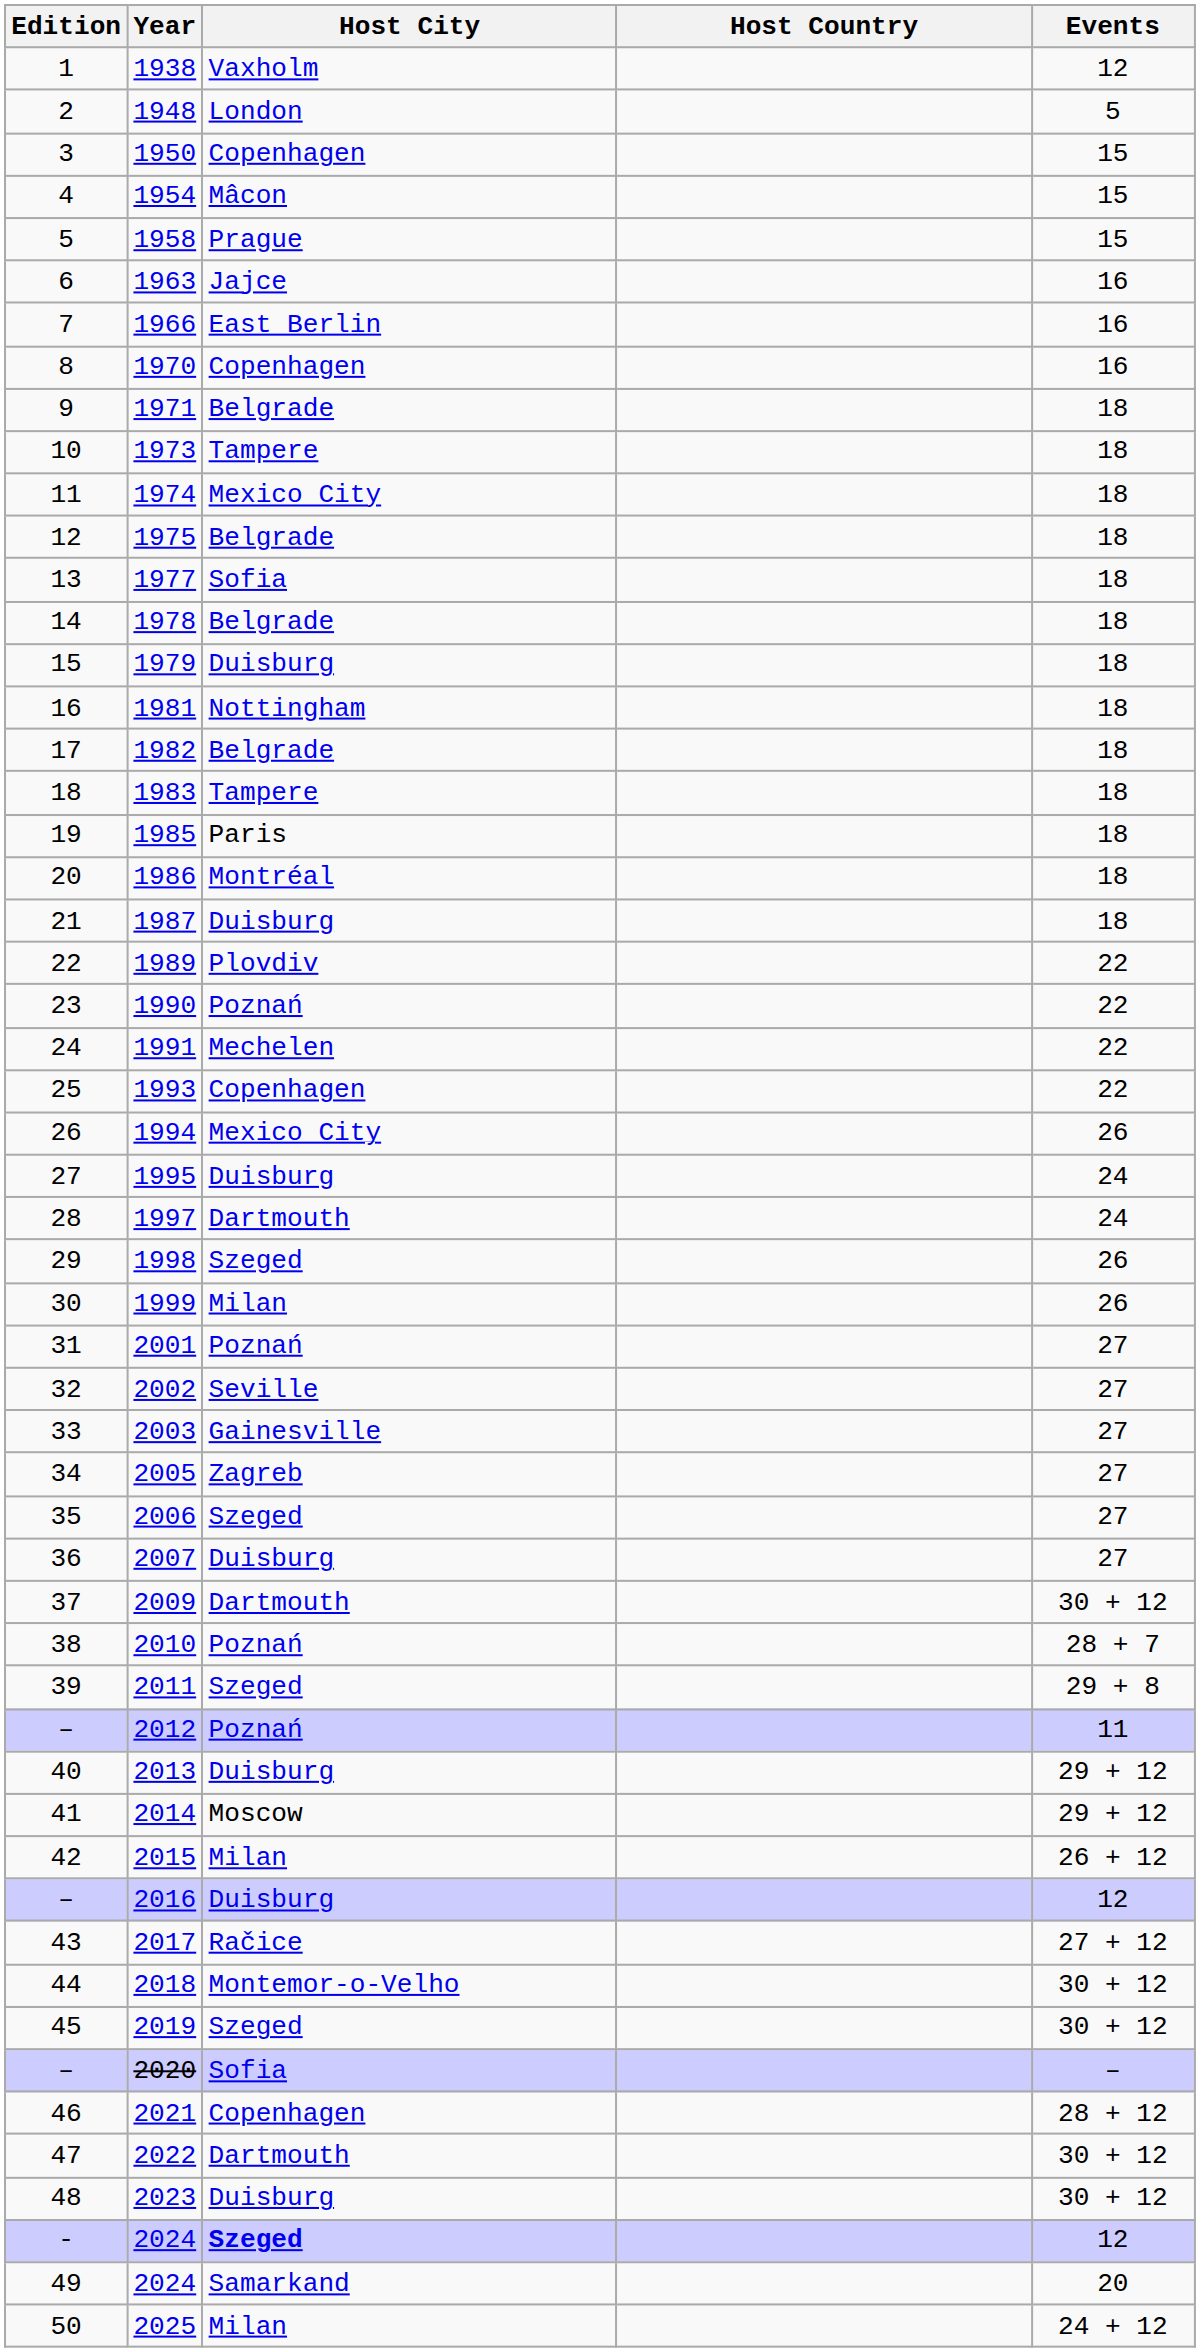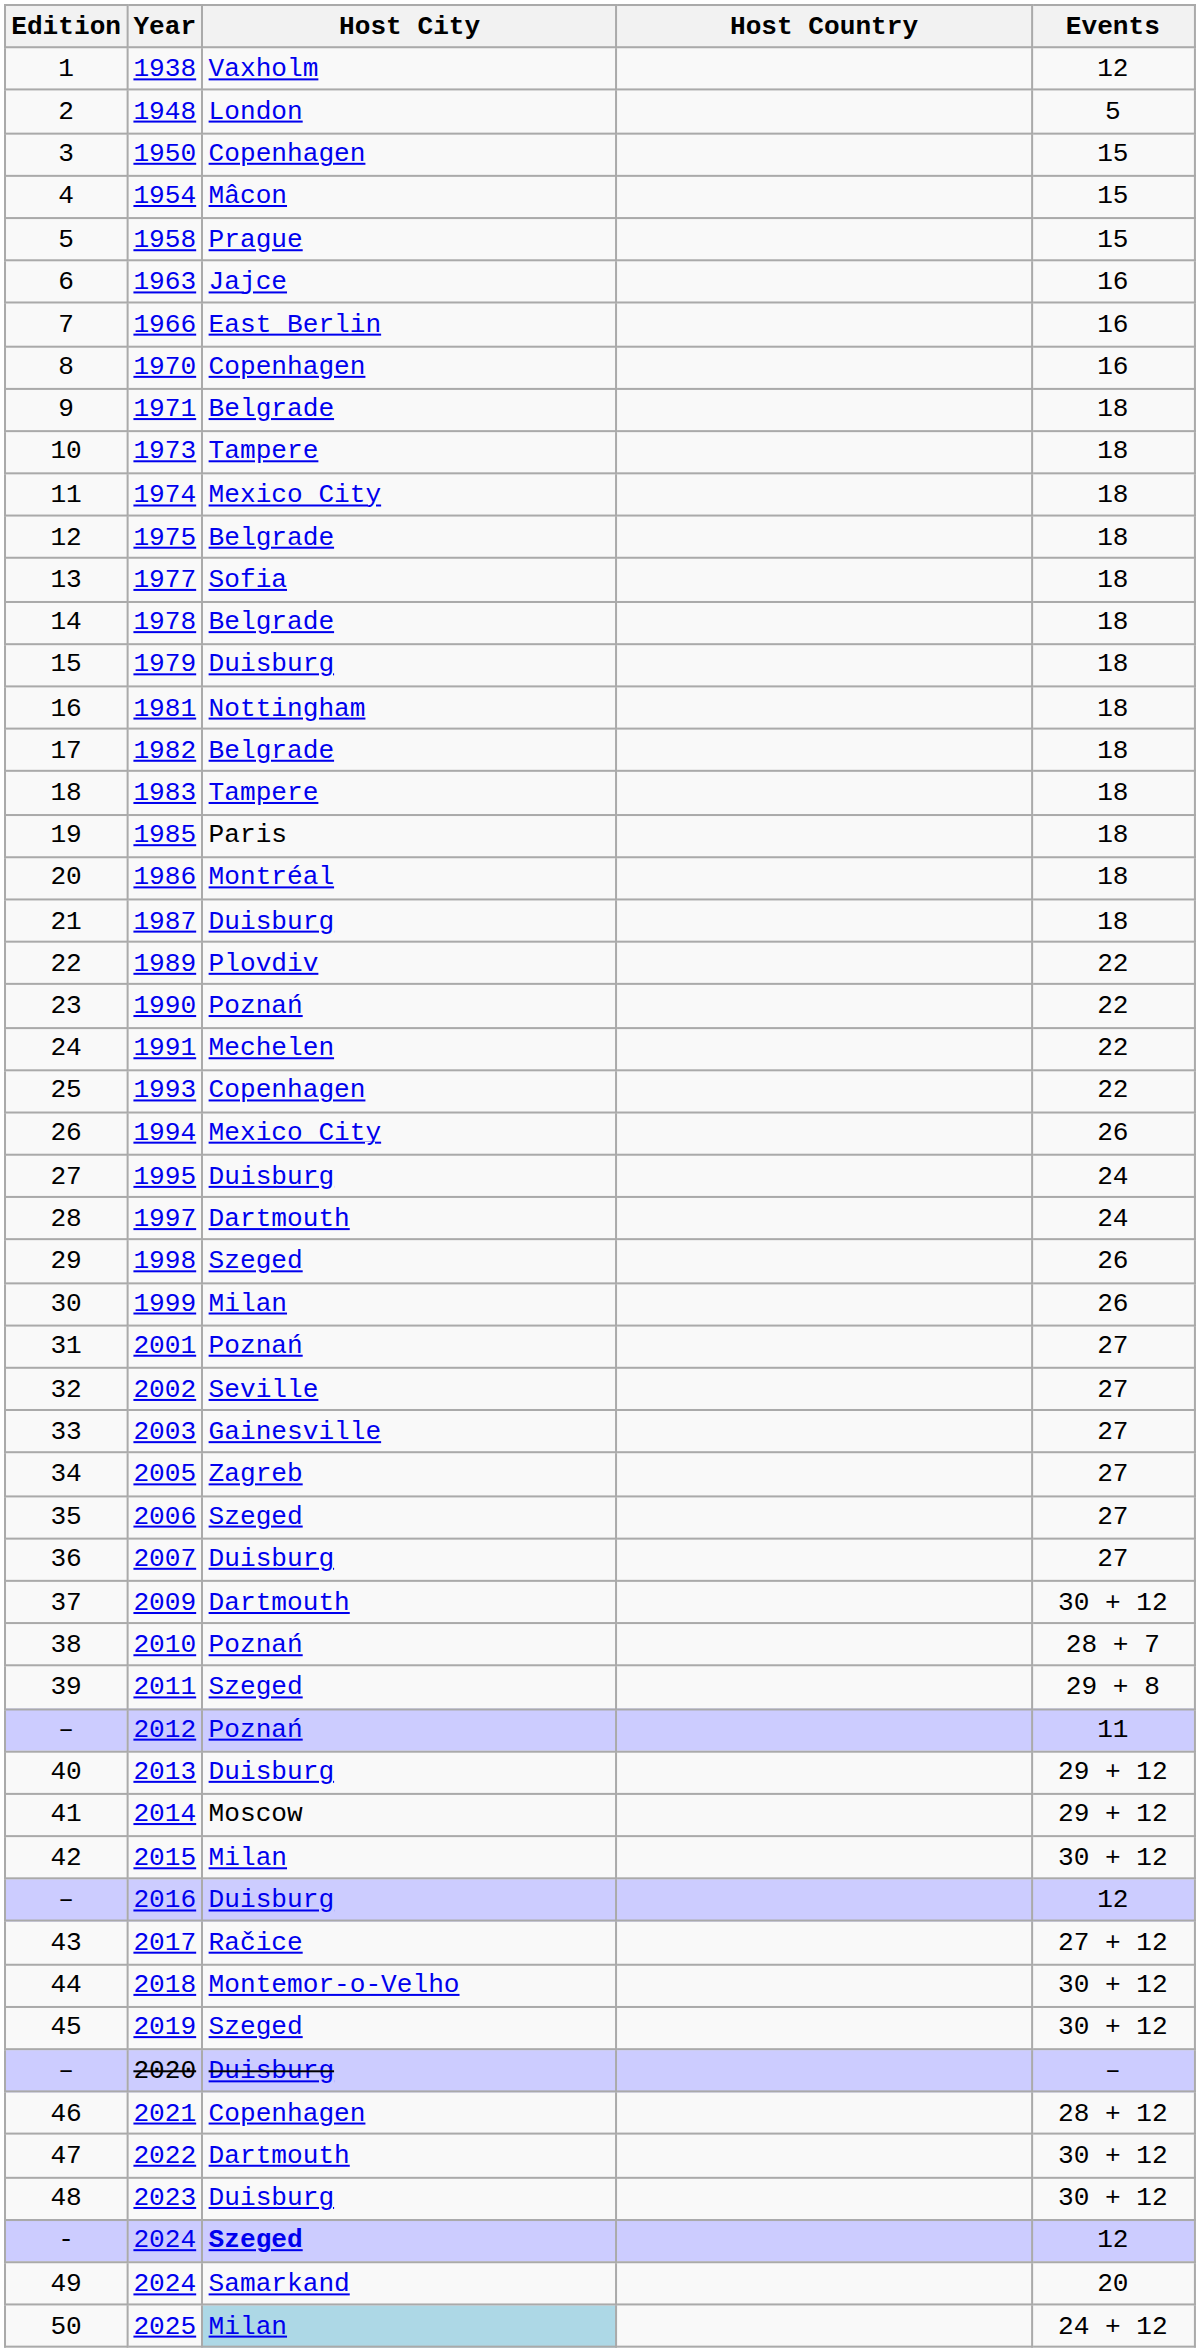(1113, 1858) 26 + 12 -> (1113, 1858) 30 + 12
(248, 2070) Sofia -> (271, 2070) Duisburg
(248, 2326) no background -> (248, 2326) lightblue background
